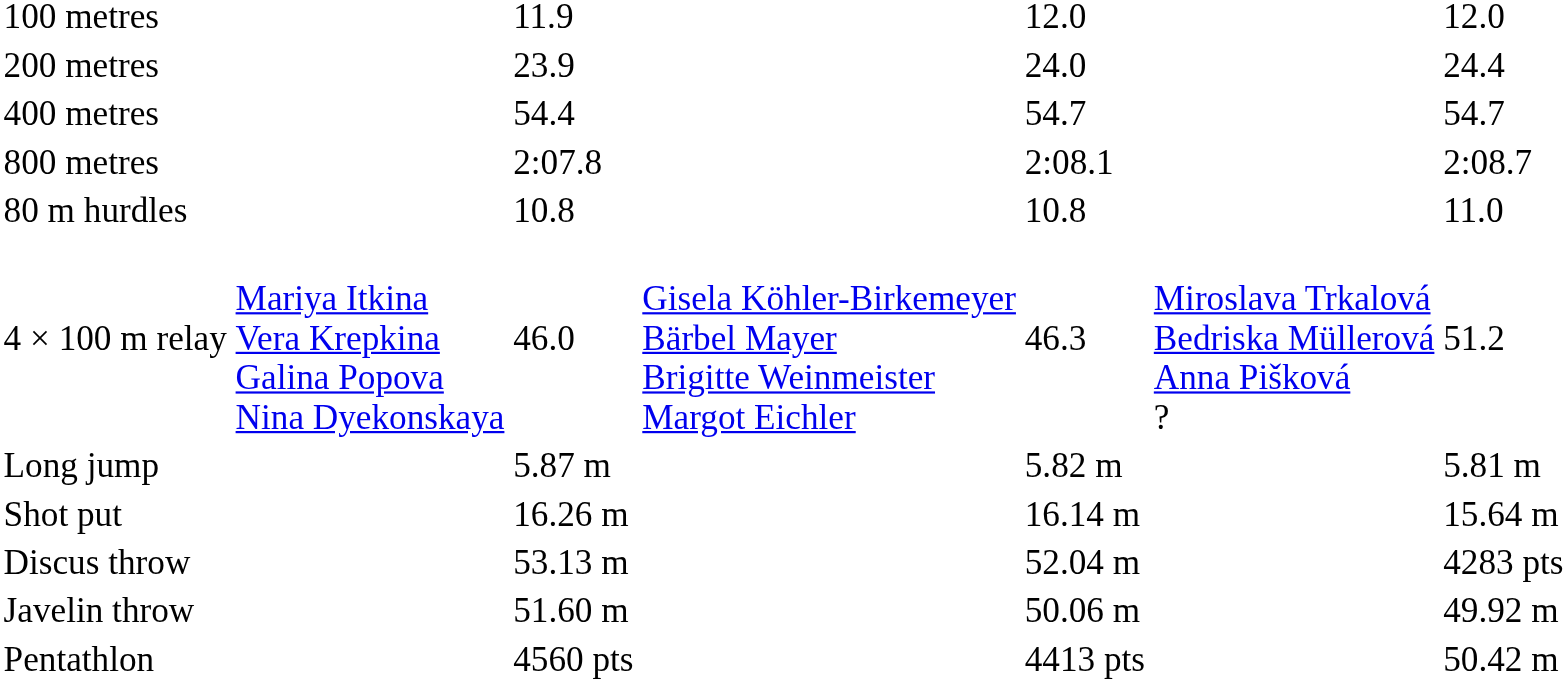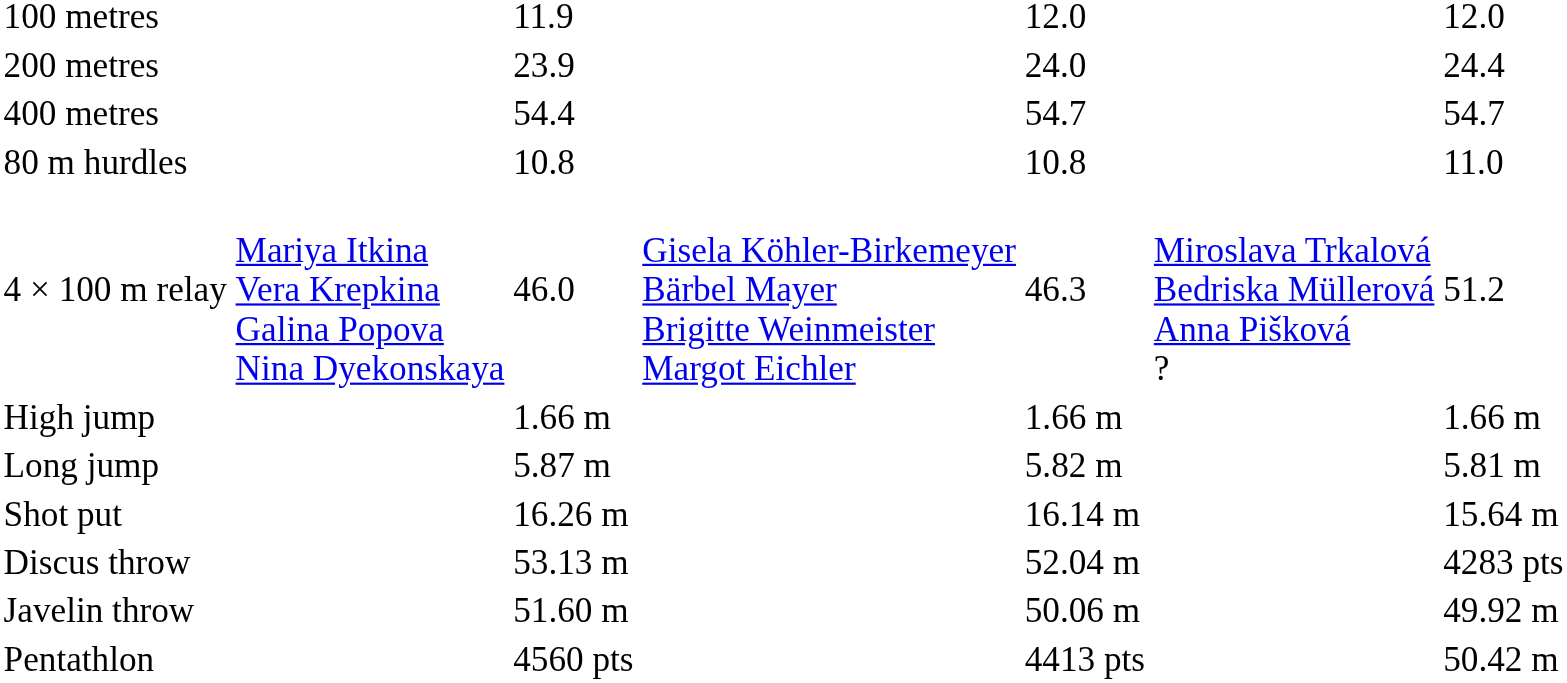- row: (81, 162)
+ row: (79, 417)
